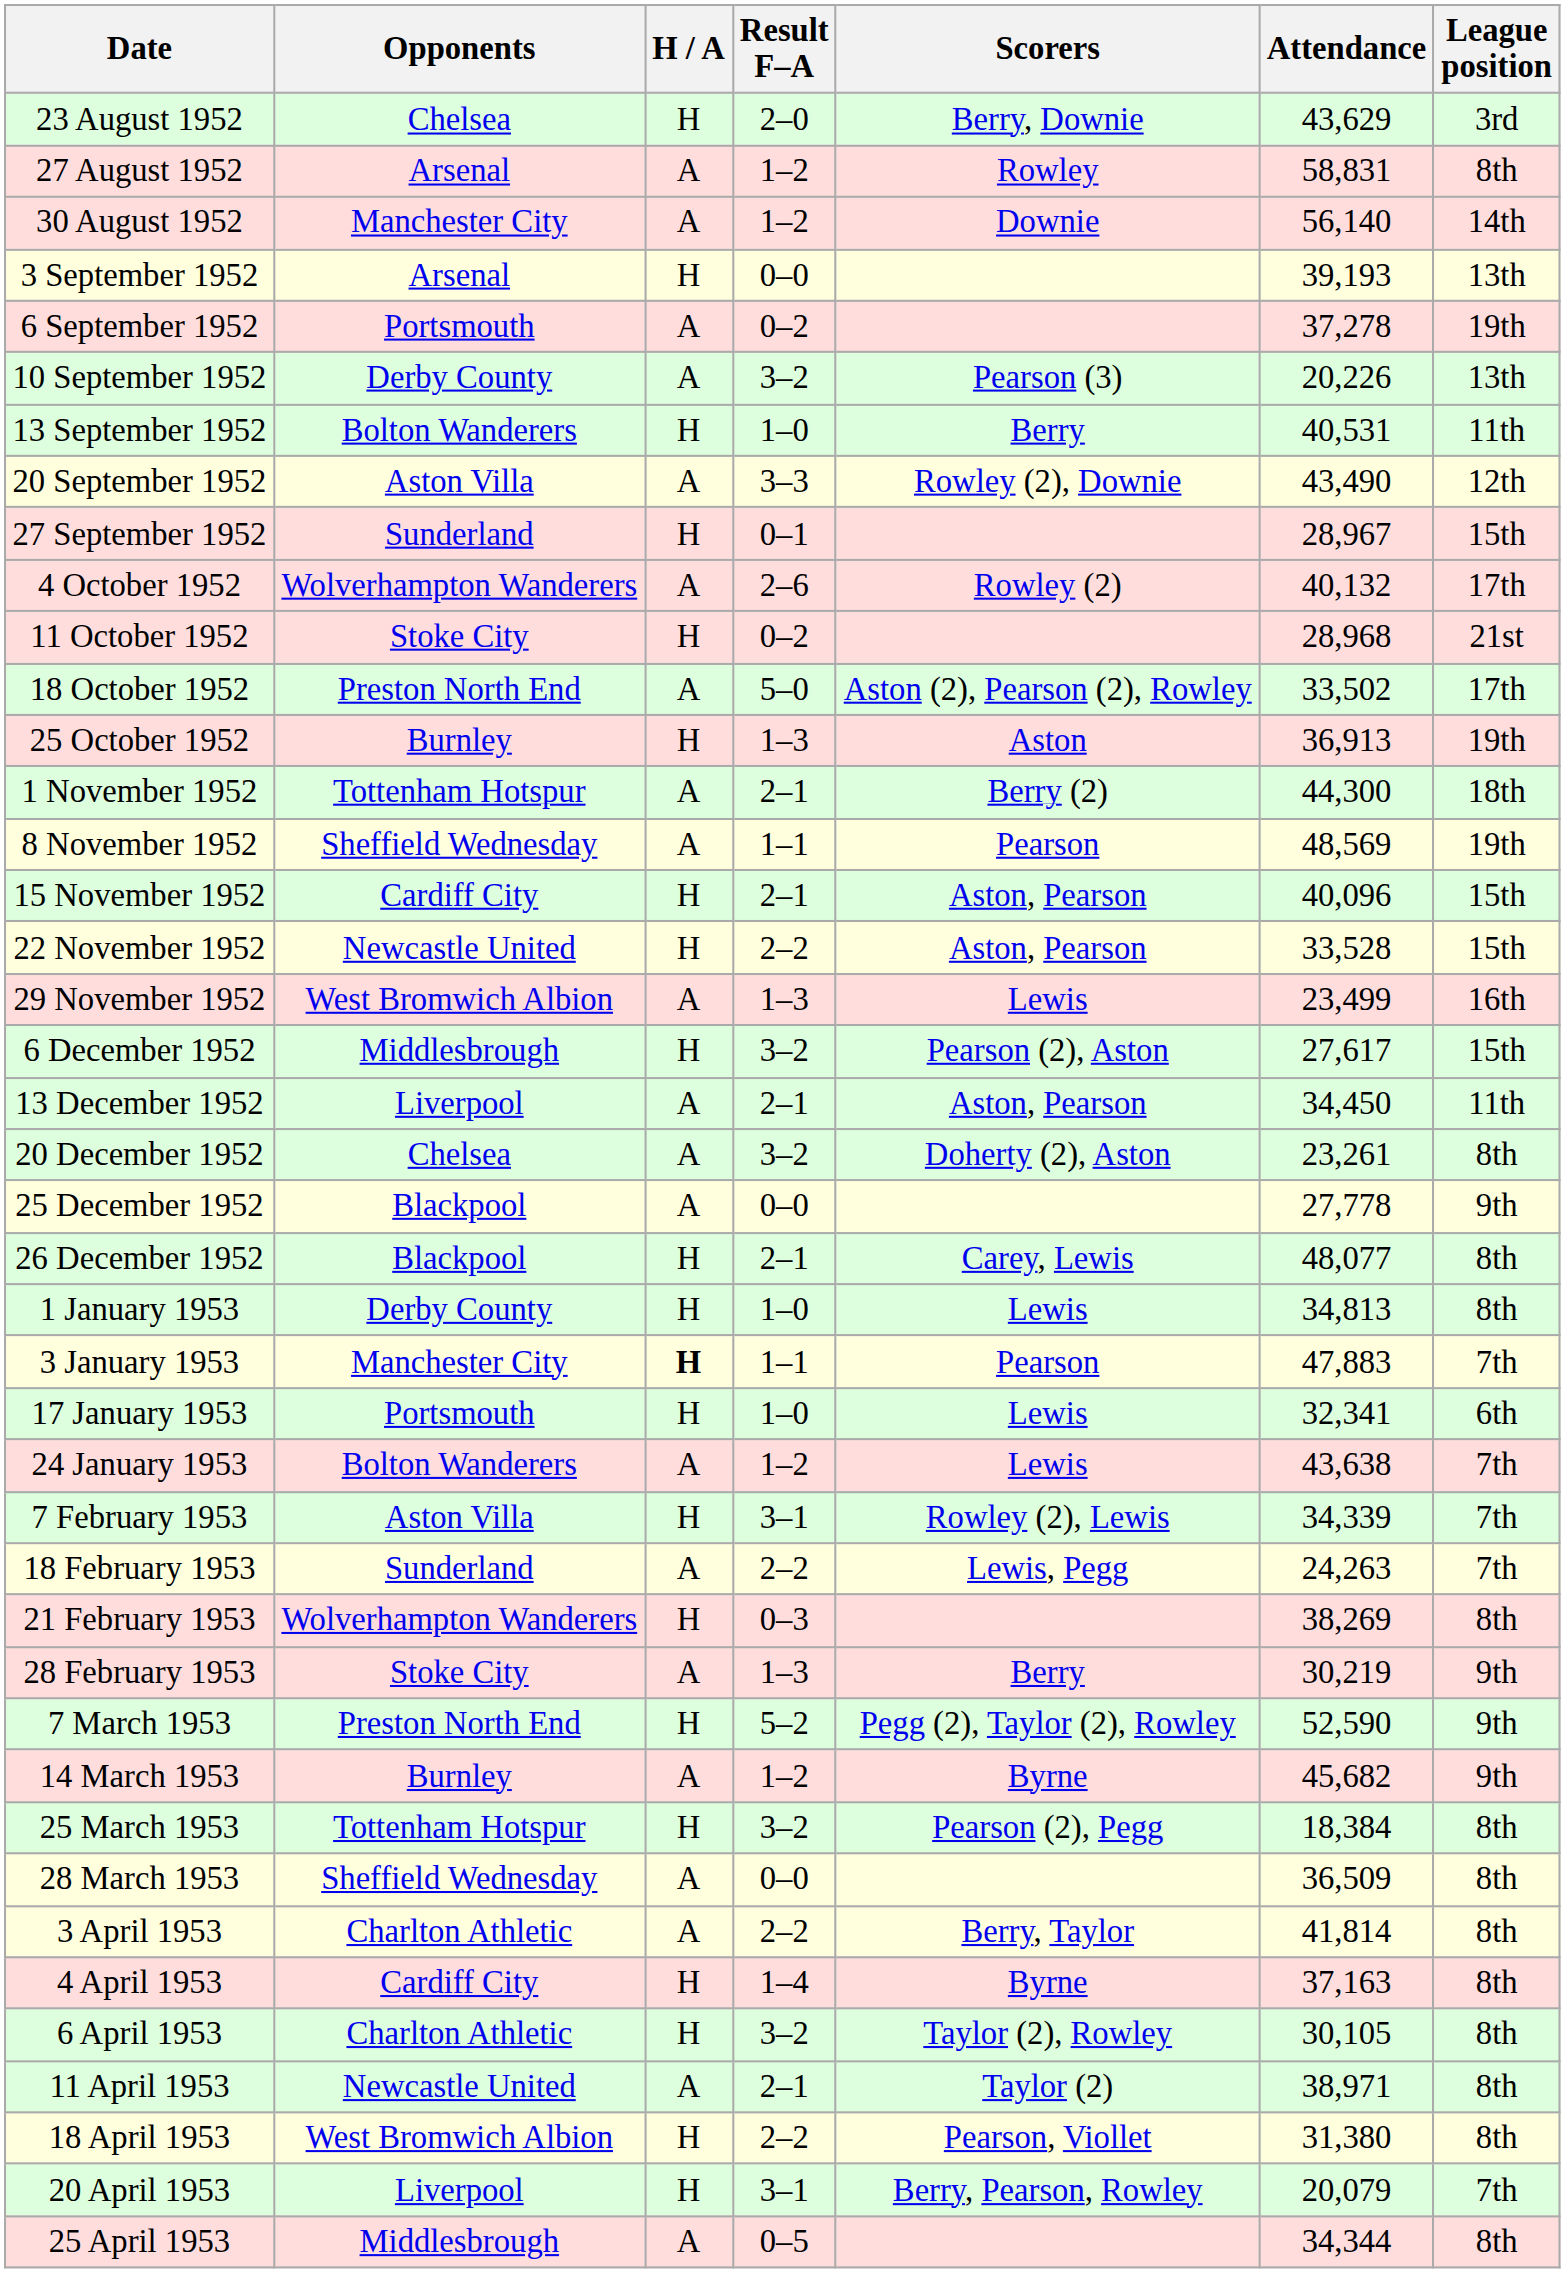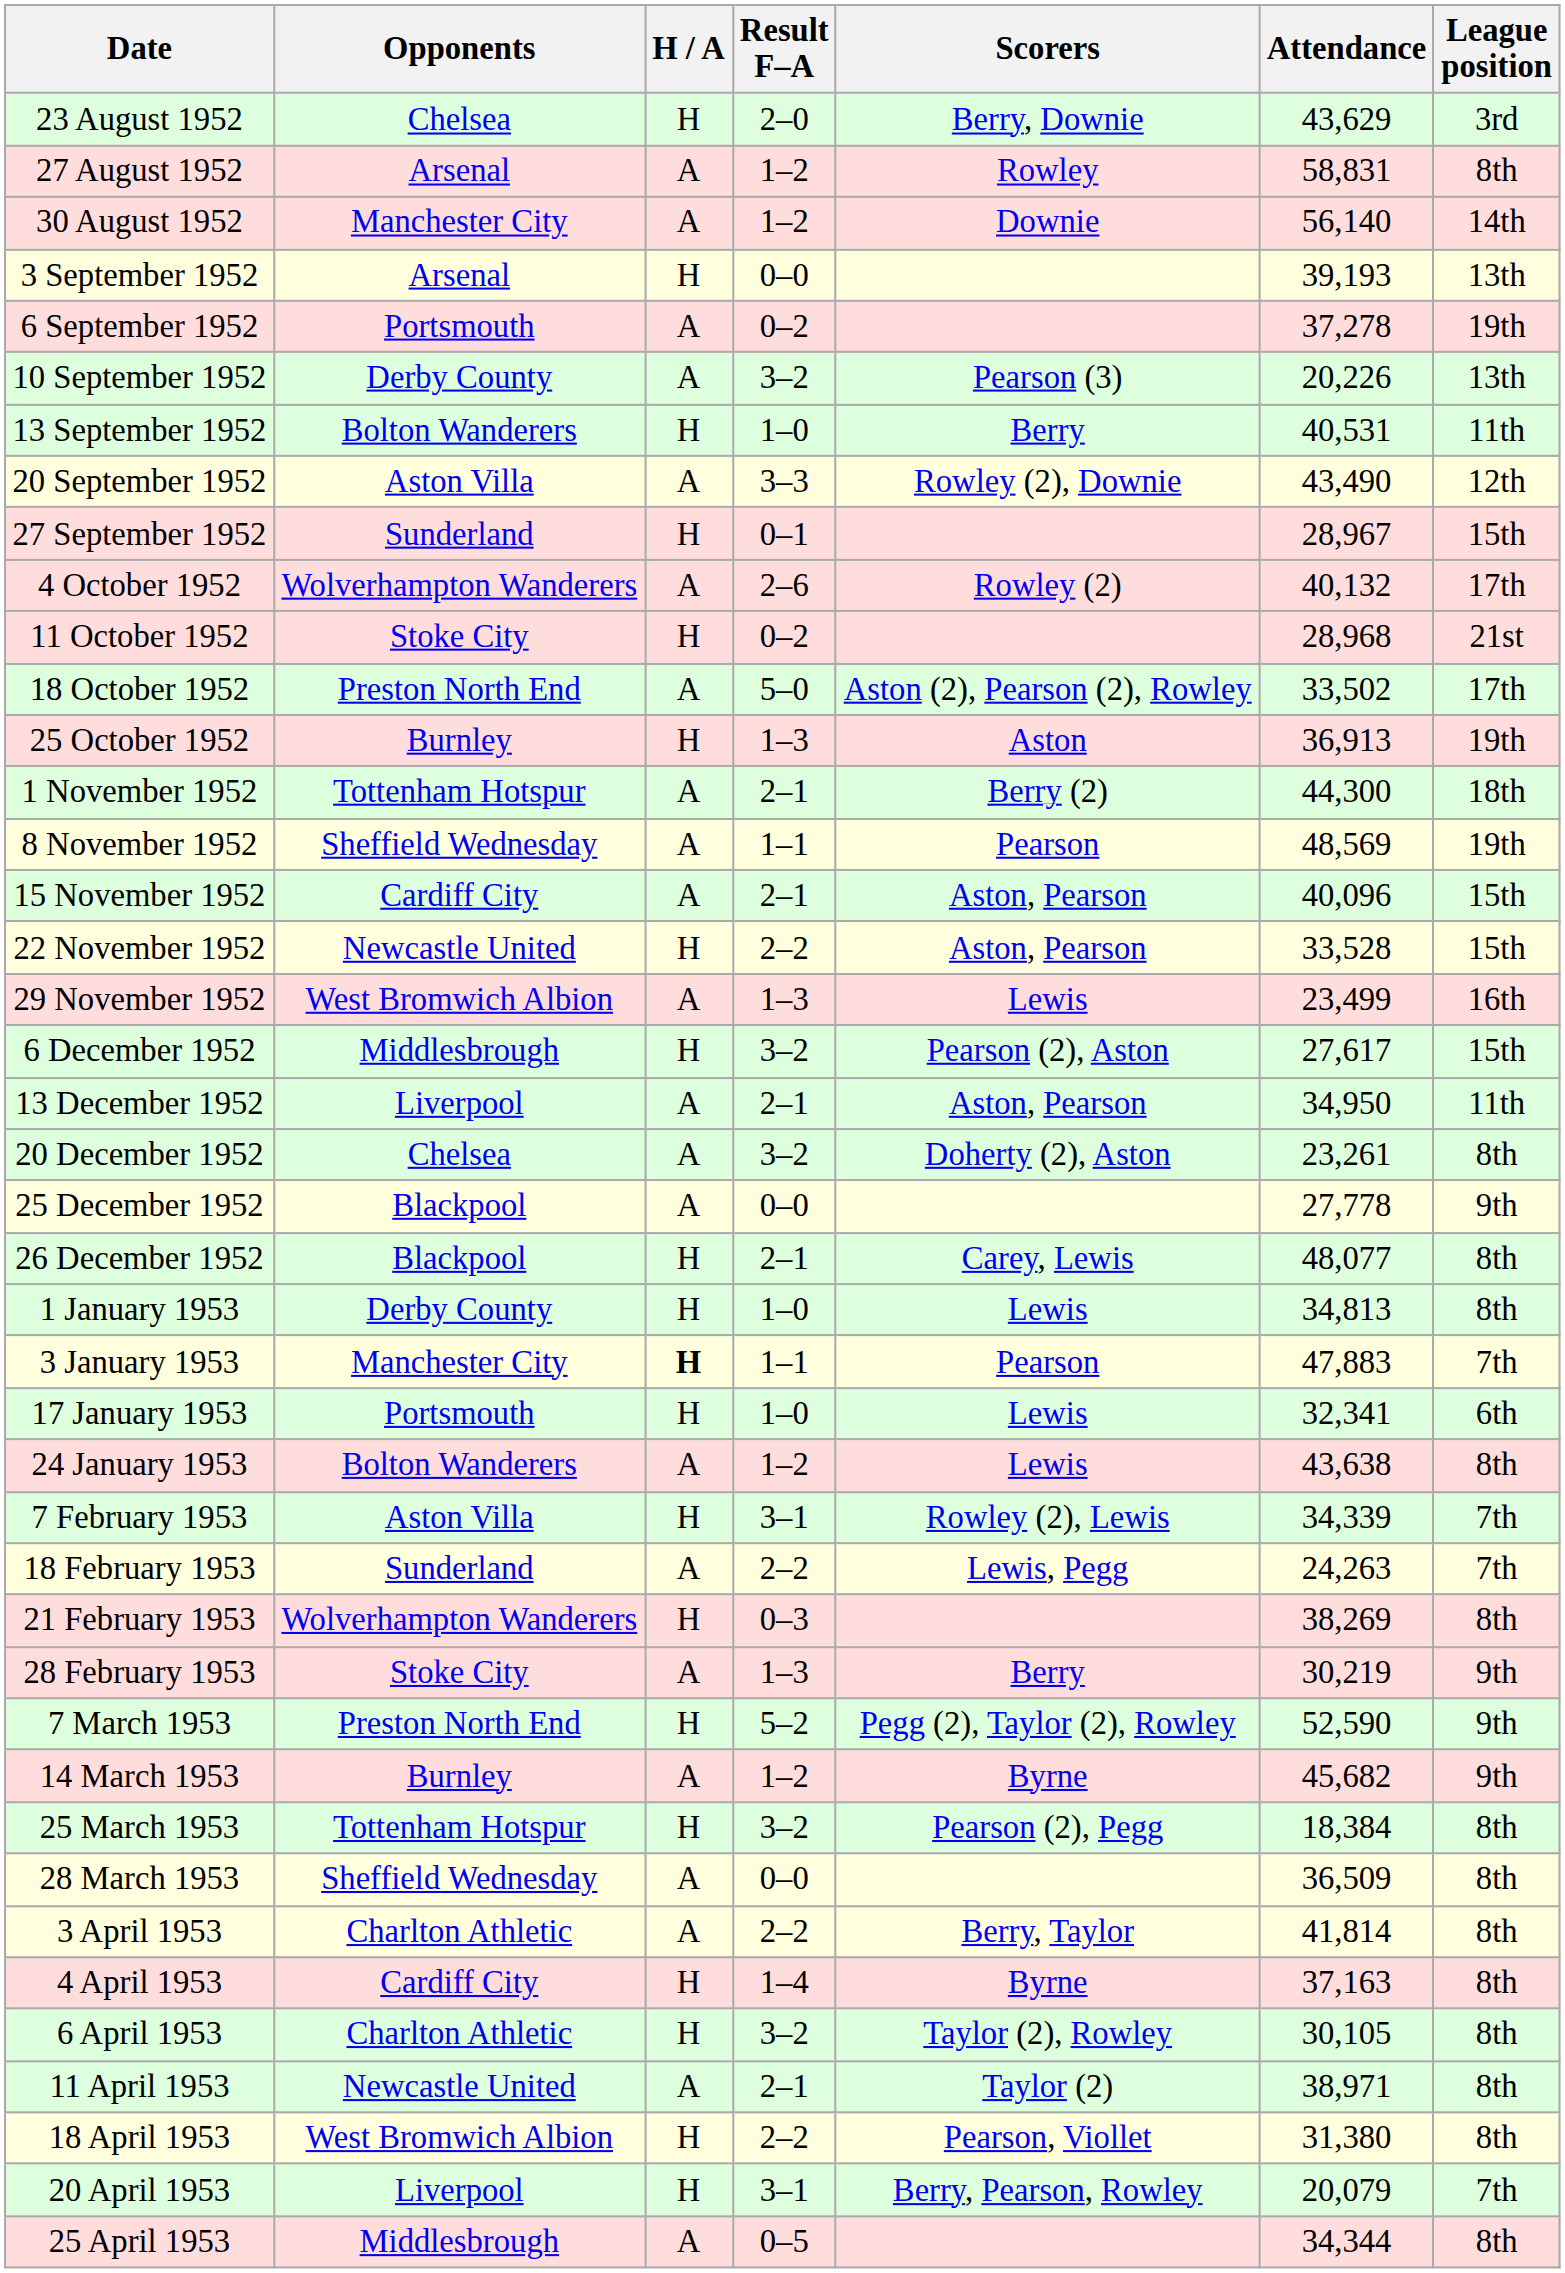(689, 895) H -> (689, 895) A
(1347, 1102) 34,450 -> (1347, 1102) 34,950
(1497, 1464) 7th -> (1497, 1464) 8th
